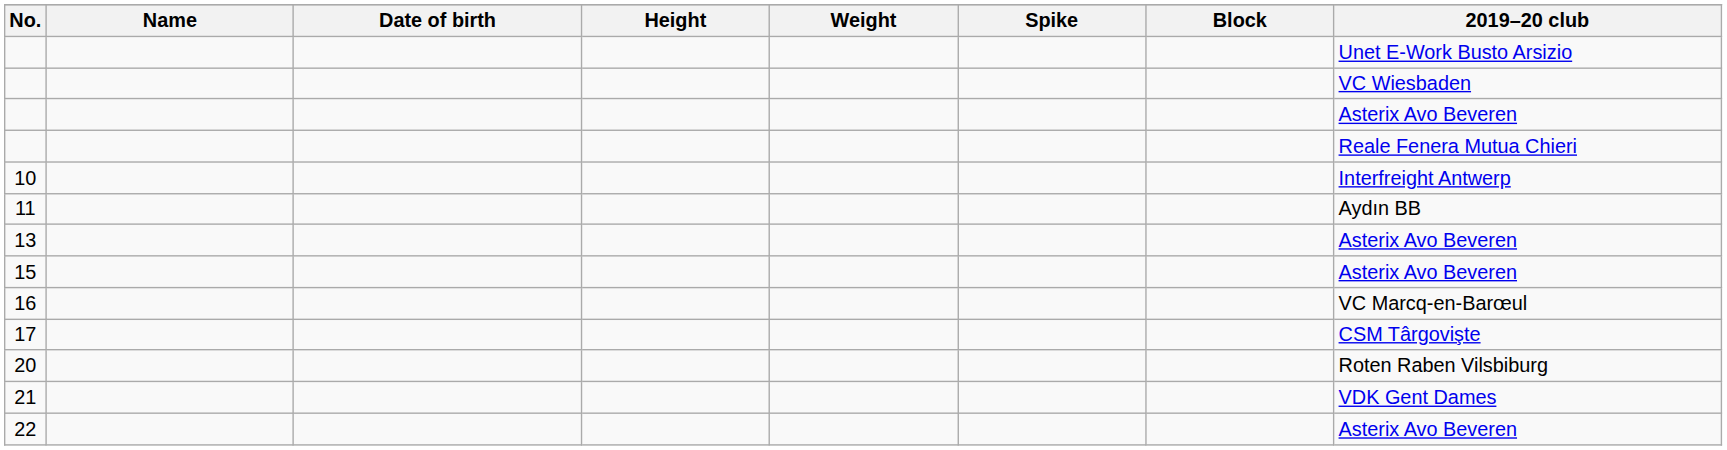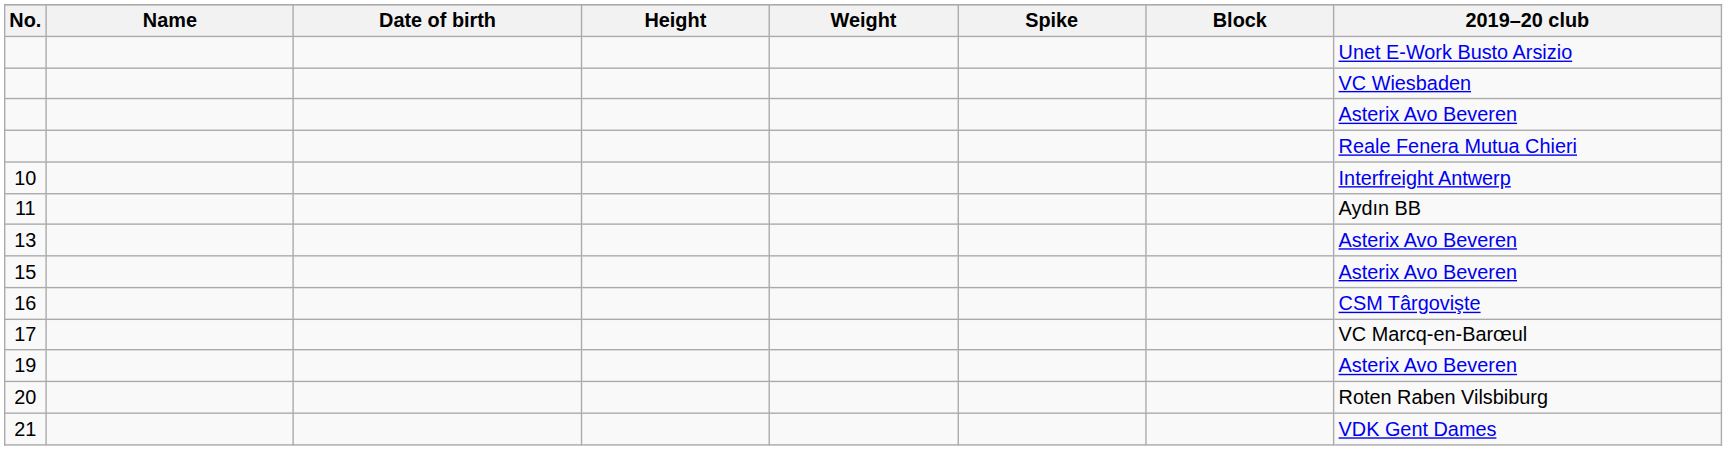(1433, 303) VC Marcq-en-Barœul -> (1410, 303) CSM Târgovişte
(1410, 335) CSM Târgovişte -> (1433, 335) VC Marcq-en-Barœul
+ row: (25, 366)
- row: (25, 429)
